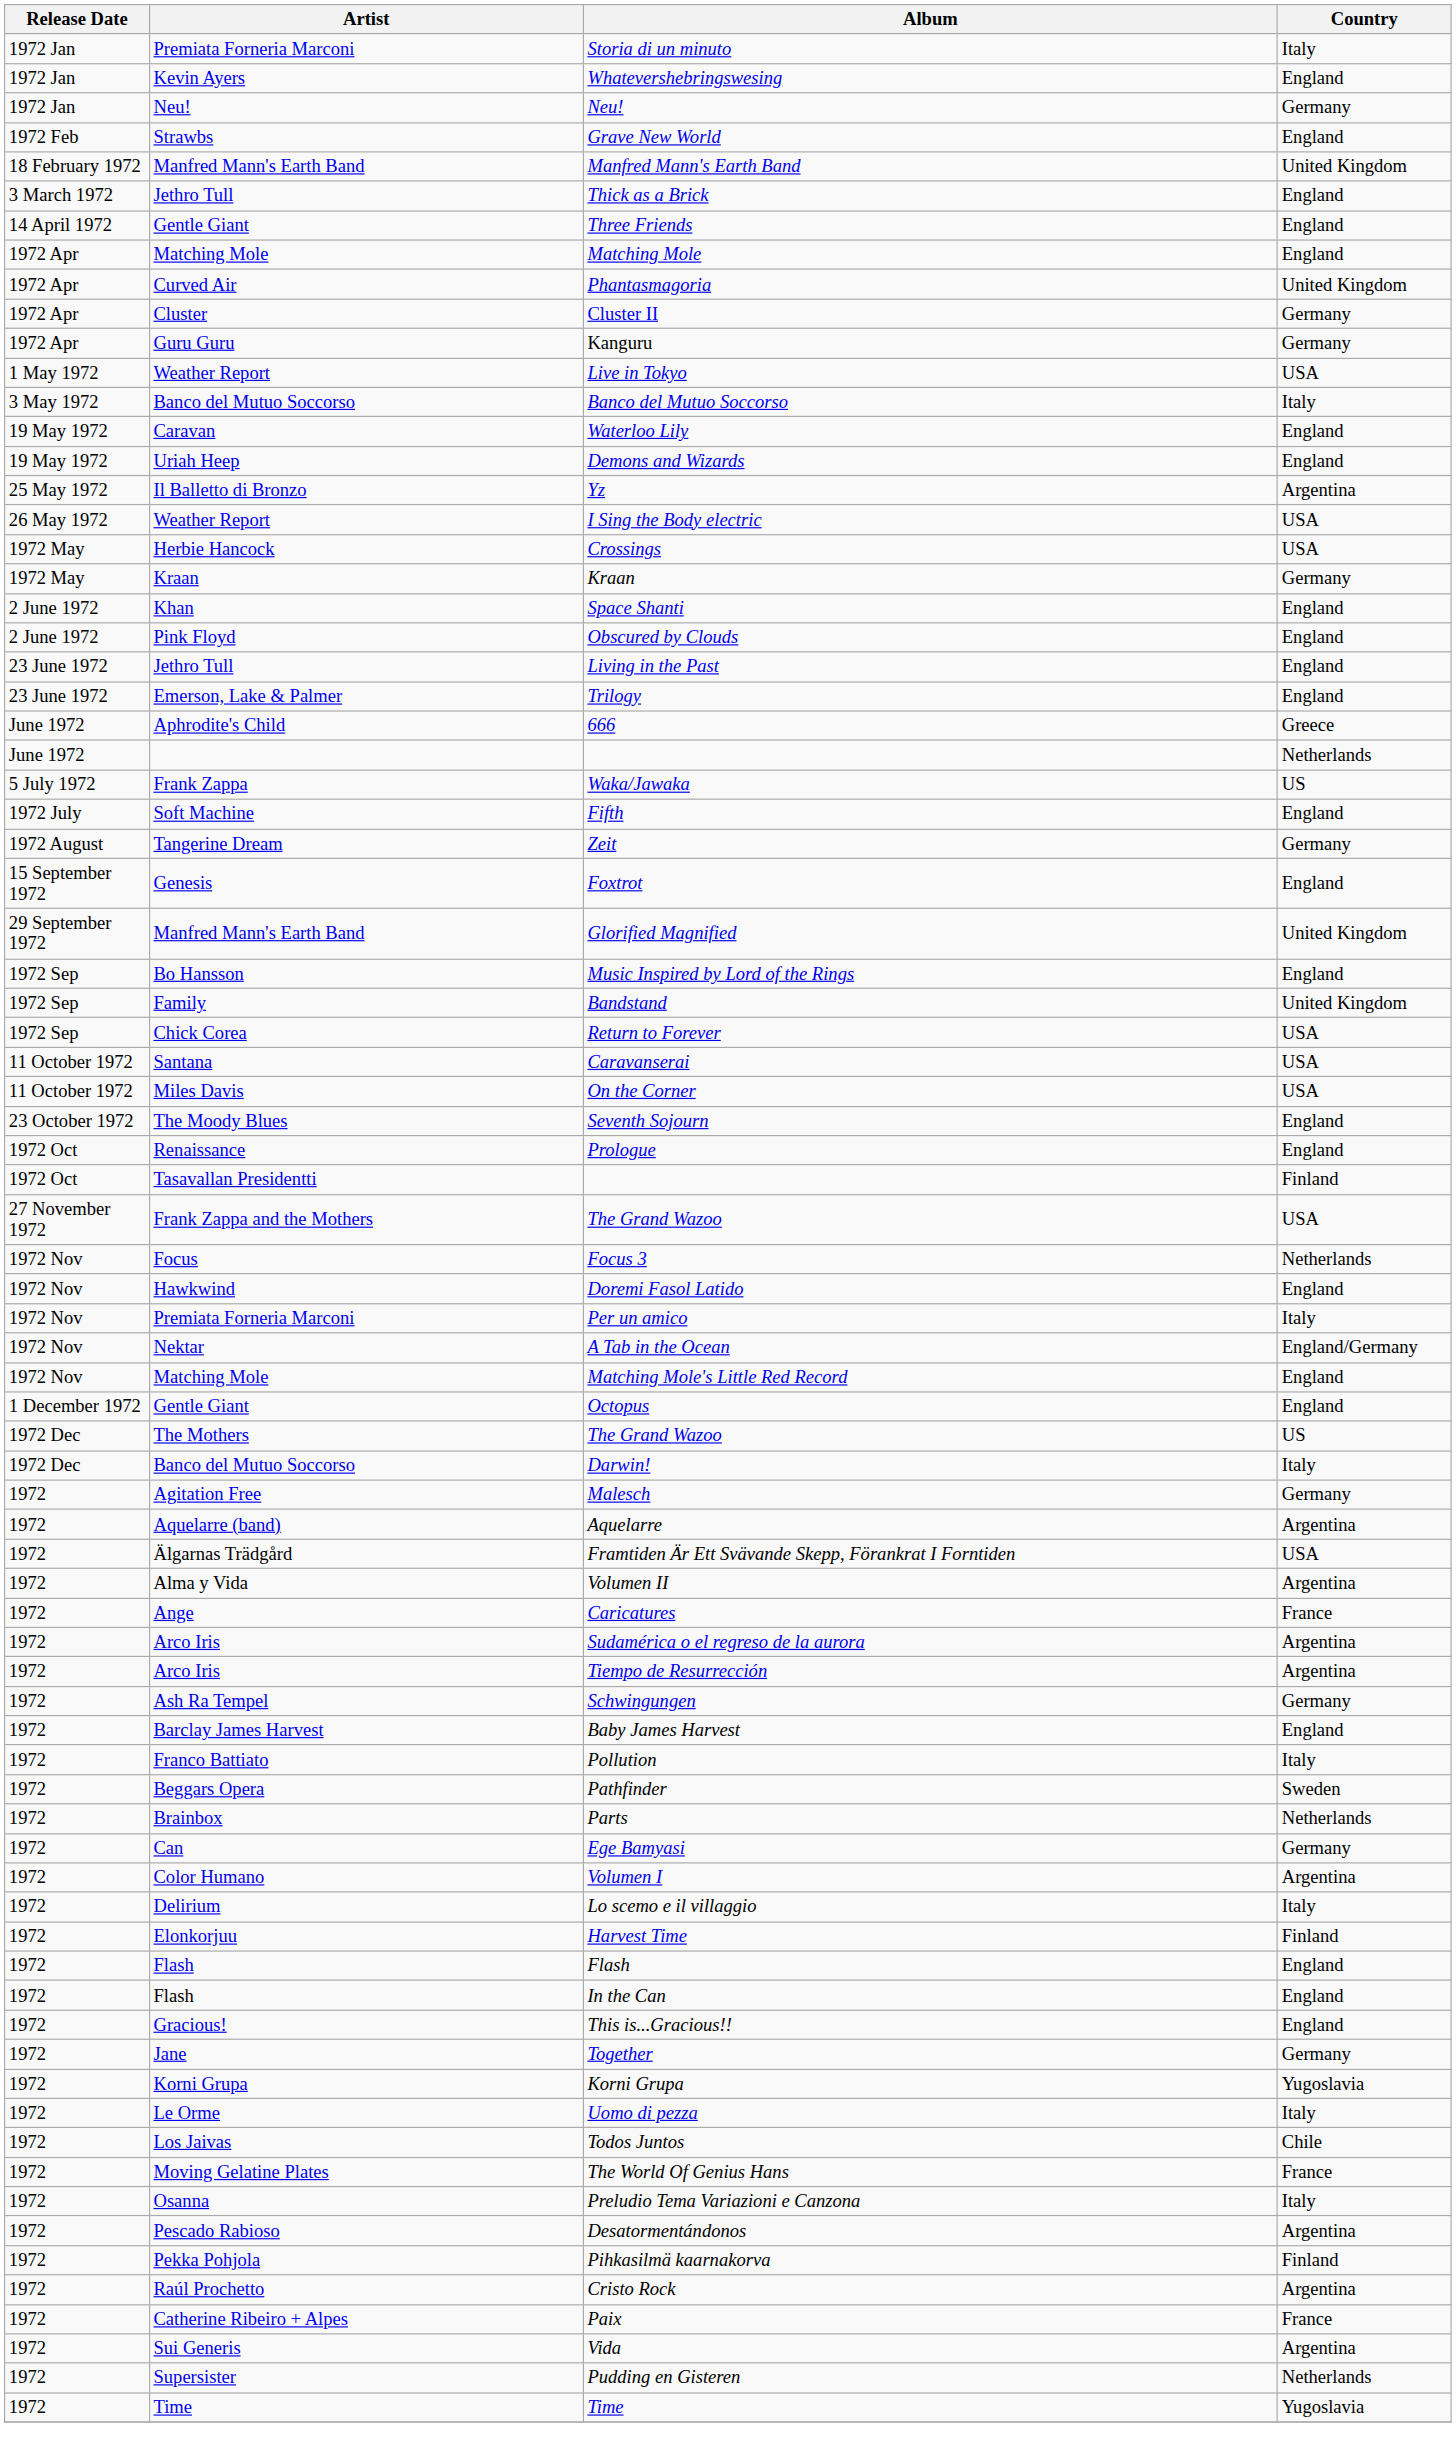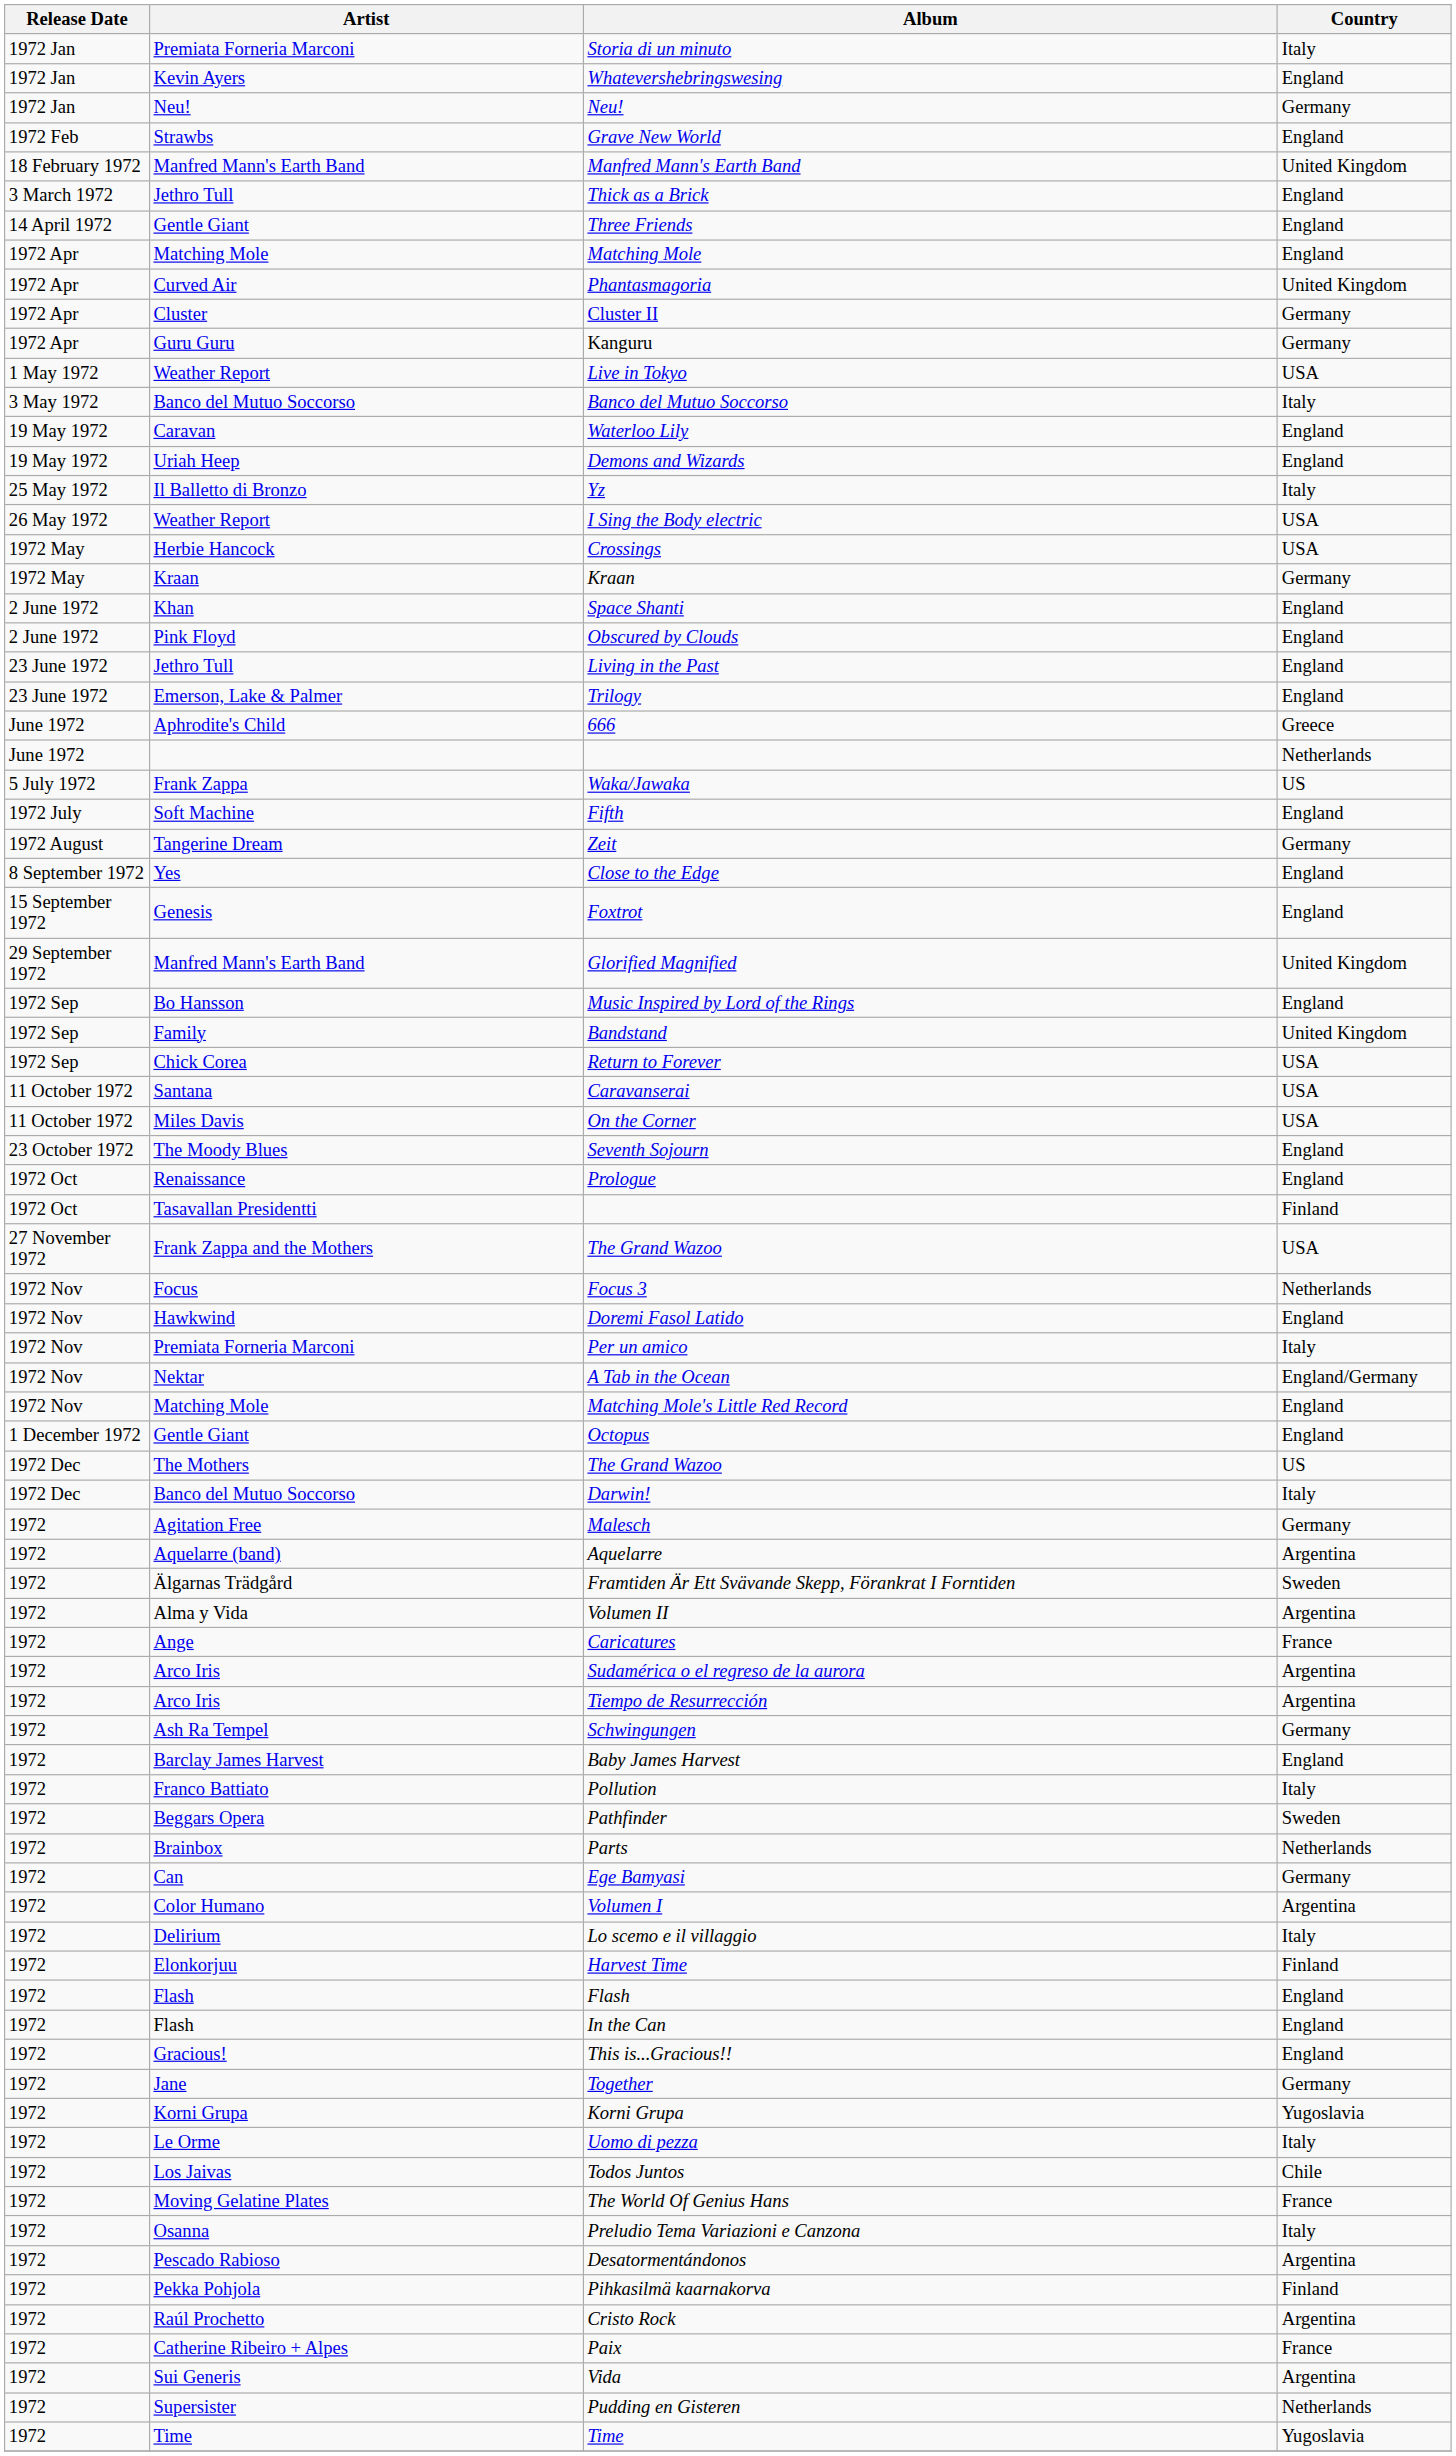(1319, 490) Argentina -> (1299, 490) Italy
+ row: (167, 872)
(1300, 1553) USA -> (1311, 1583) Sweden
